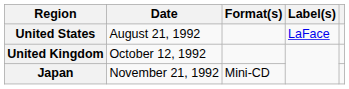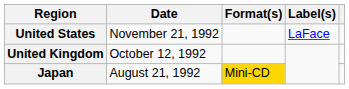(155, 34) August 21, 1992 -> (164, 34) November 21, 1992
(164, 73) November 21, 1992 -> (155, 73) August 21, 1992
(247, 73) no background -> (247, 73) gold background
